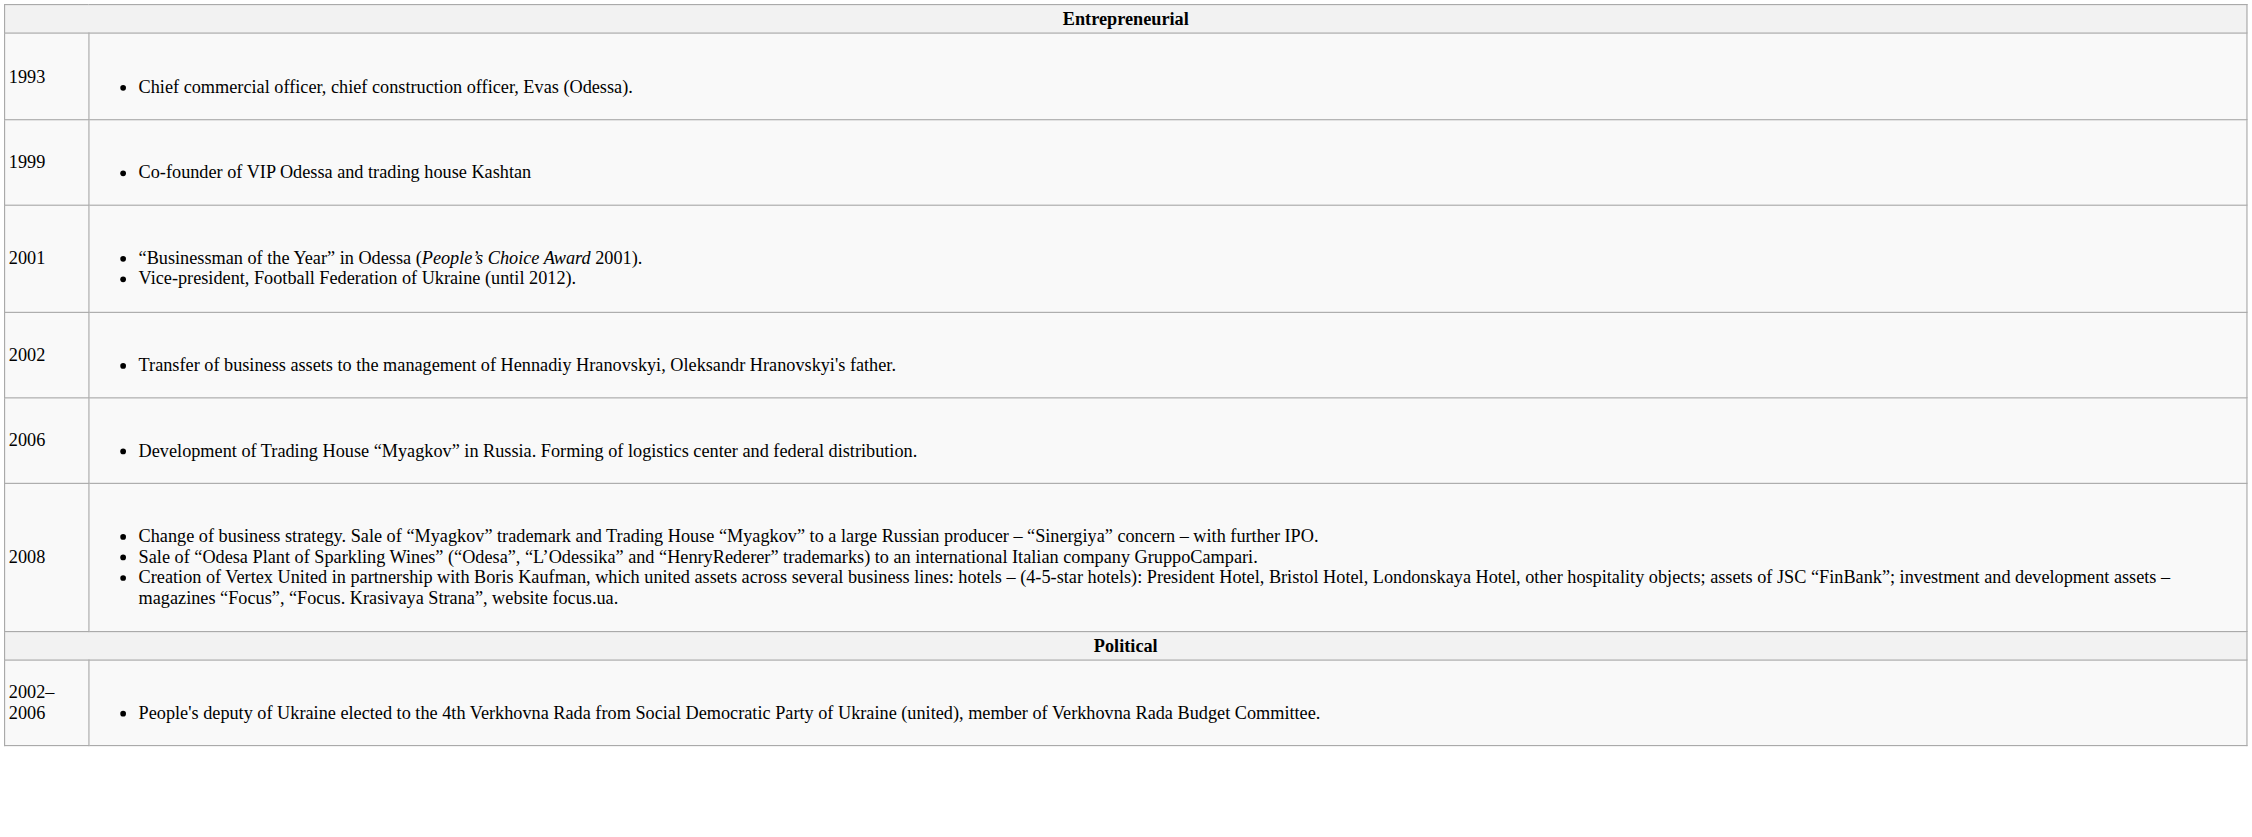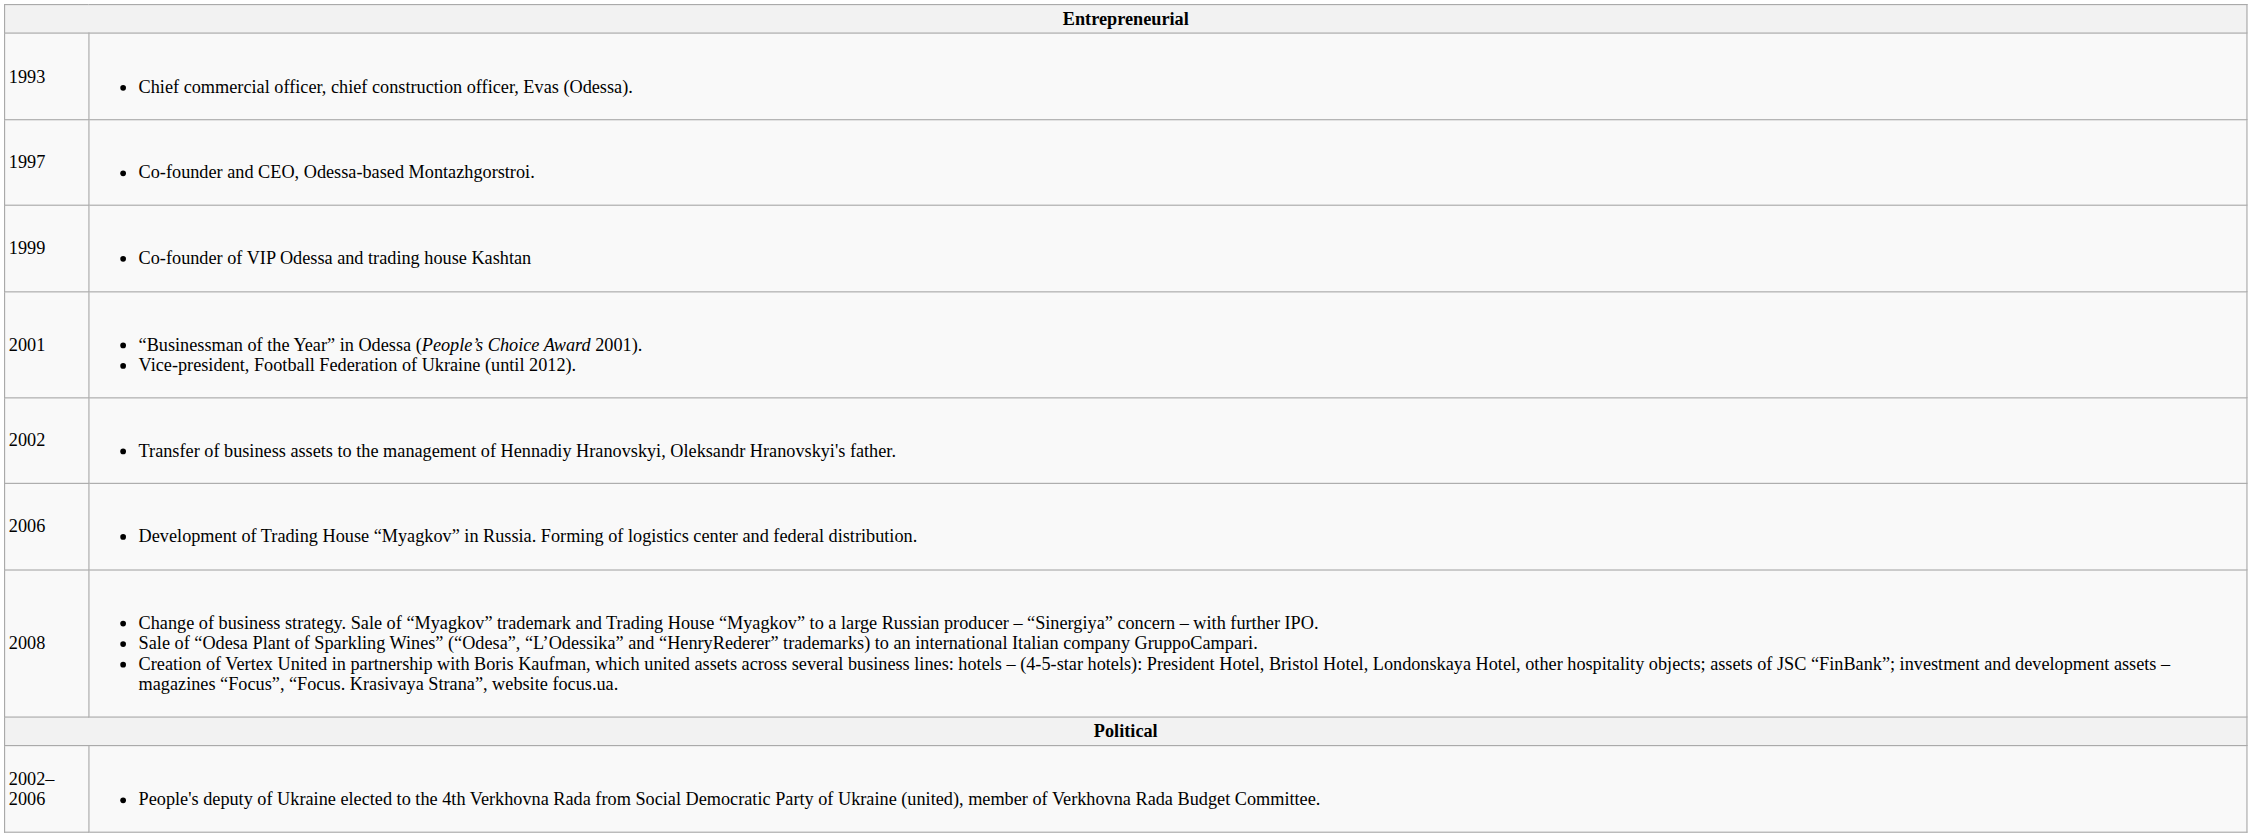+ row: (1168, 173)
